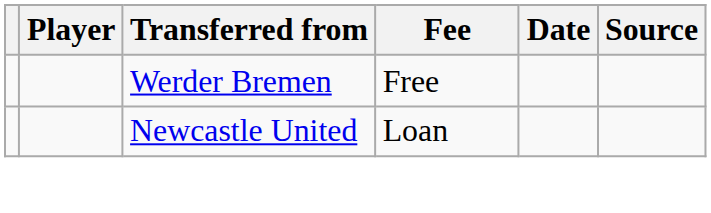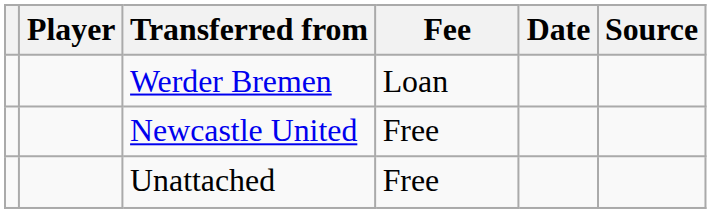(411, 80) Free -> (415, 80) Loan
(415, 130) Loan -> (411, 130) Free
+ row: (203, 181)
